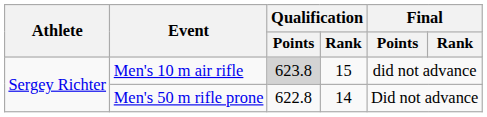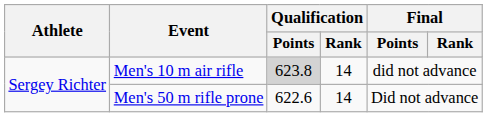(343, 71) 15 -> (343, 71) 14
(294, 98) 622.8 -> (294, 98) 622.6
